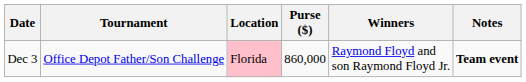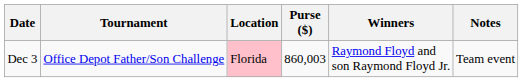(305, 58) 860,000 -> (305, 58) 860,003
(487, 58) bold -> (485, 58) normal
